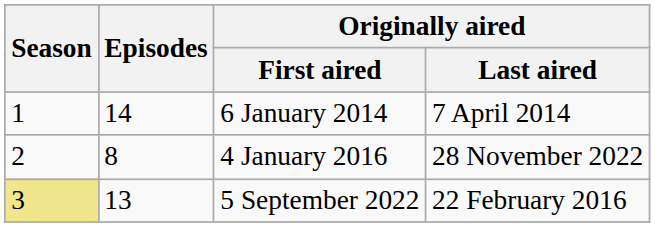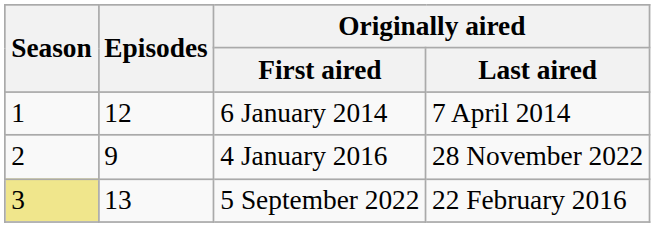(118, 112) 14 -> (118, 112) 12
(111, 156) 8 -> (111, 156) 9
